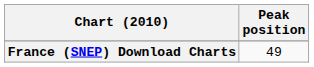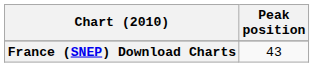(274, 52) 49 -> (274, 52) 43
